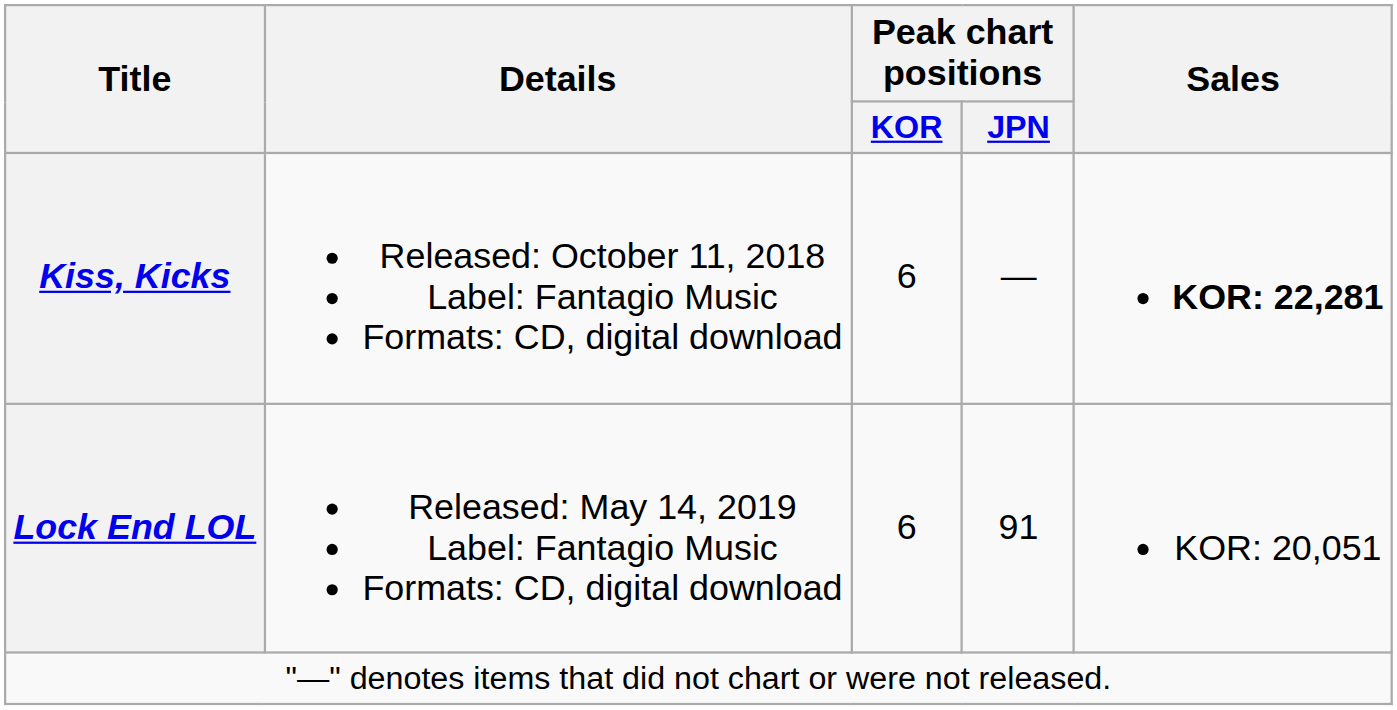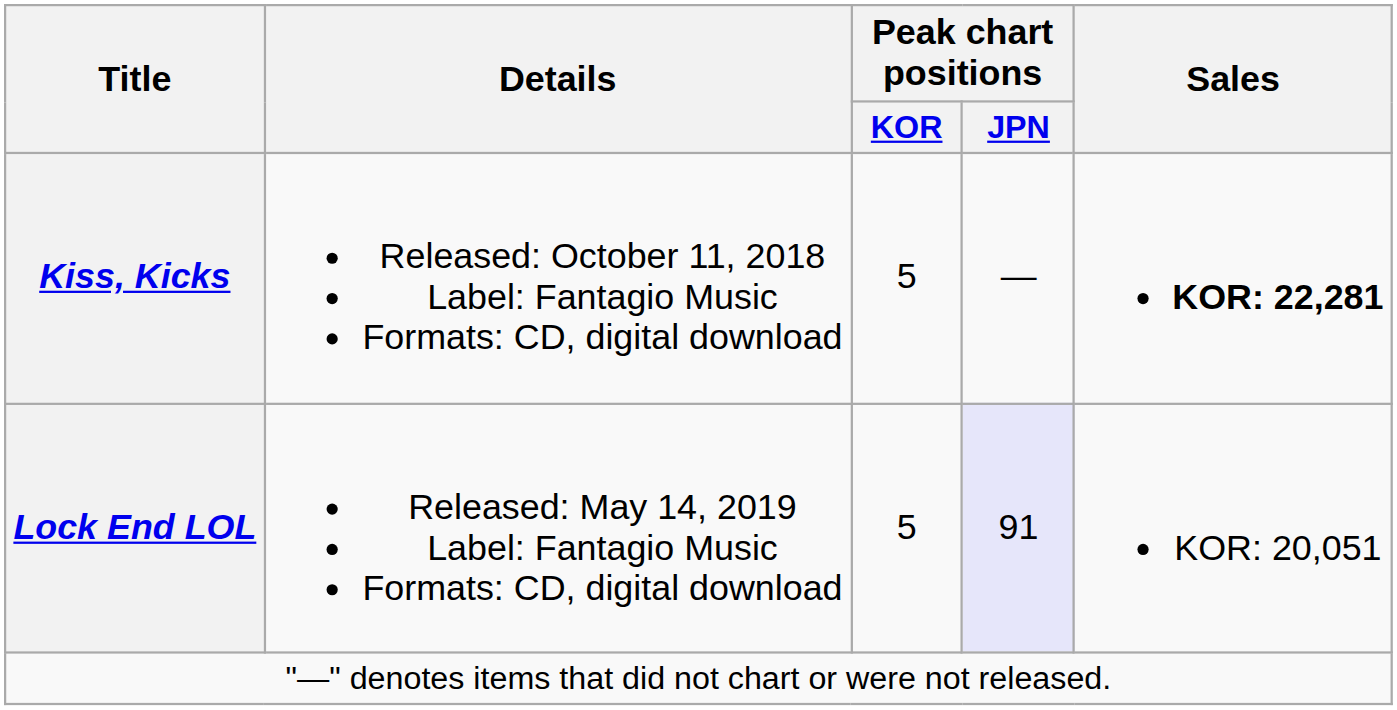(907, 277) 6 -> (907, 277) 5
(907, 526) 6 -> (907, 526) 5
(1019, 526) no background -> (1019, 526) lavender background
